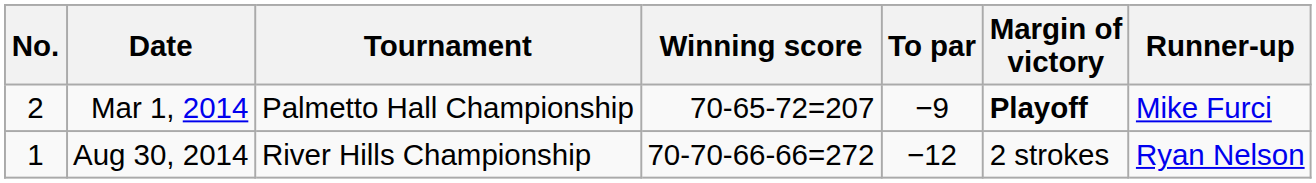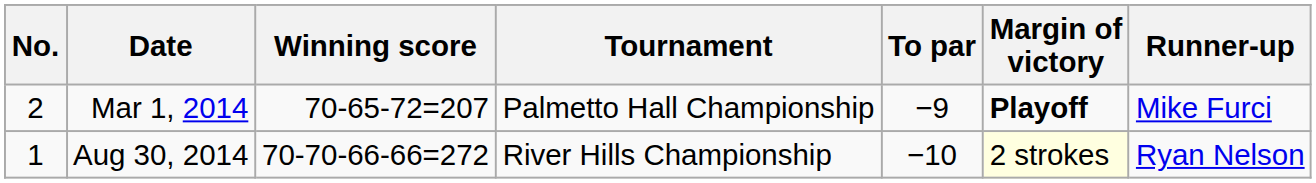columns swapped: (448, 45) <-> (761, 45)
(932, 155) −12 -> (932, 155) −10
(1049, 155) no background -> (1049, 155) lightyellow background
